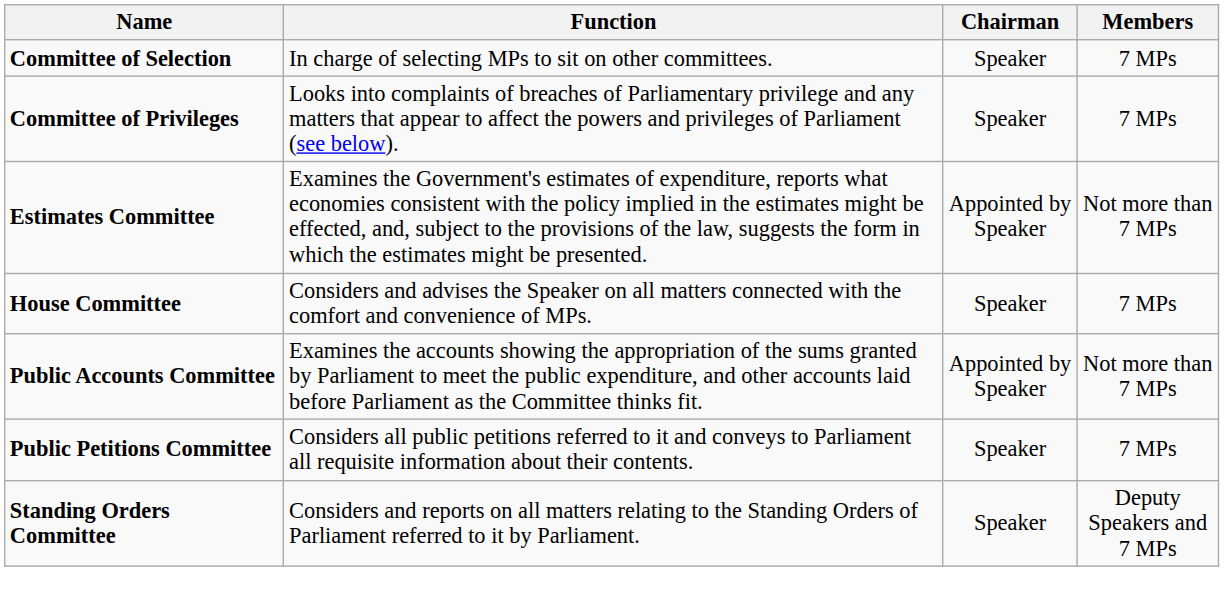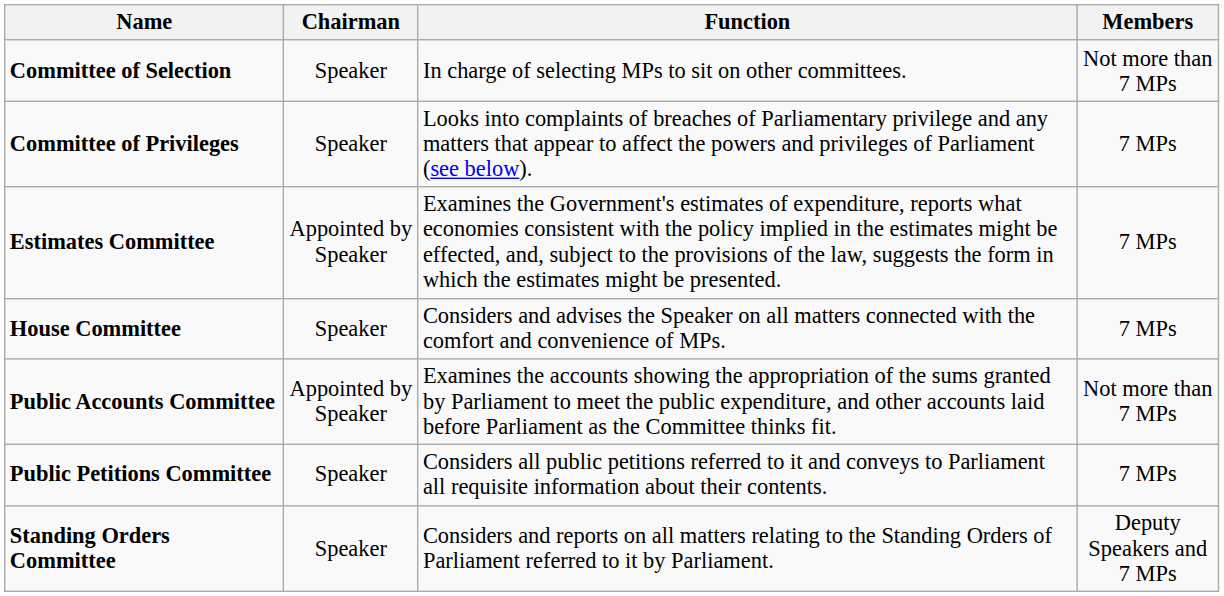columns swapped: (613, 22) <-> (1010, 22)
(1148, 57) 7 MPs -> (1148, 70) Not more than 7 MPs
(1148, 217) Not more than 7 MPs -> (1148, 242) 7 MPs
